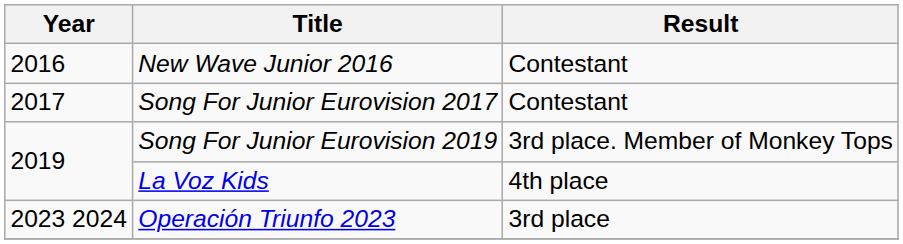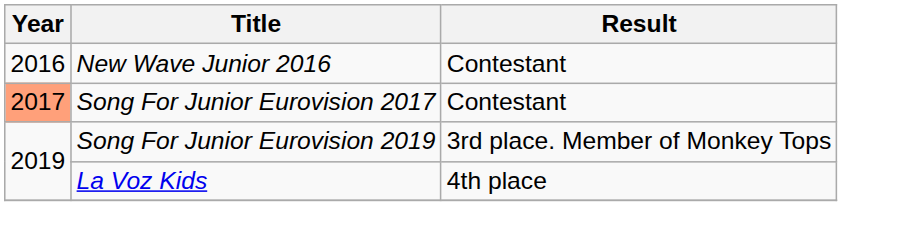(38, 102) no background -> (38, 102) lightsalmon background
- row: (267, 219)
